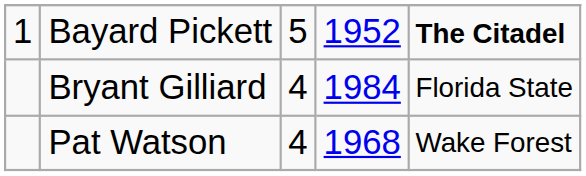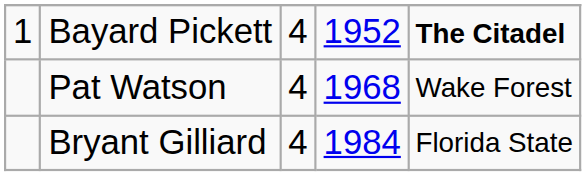(298, 32) 5 -> (298, 32) 4
rows swapped: (138, 142) <-> (157, 87)
